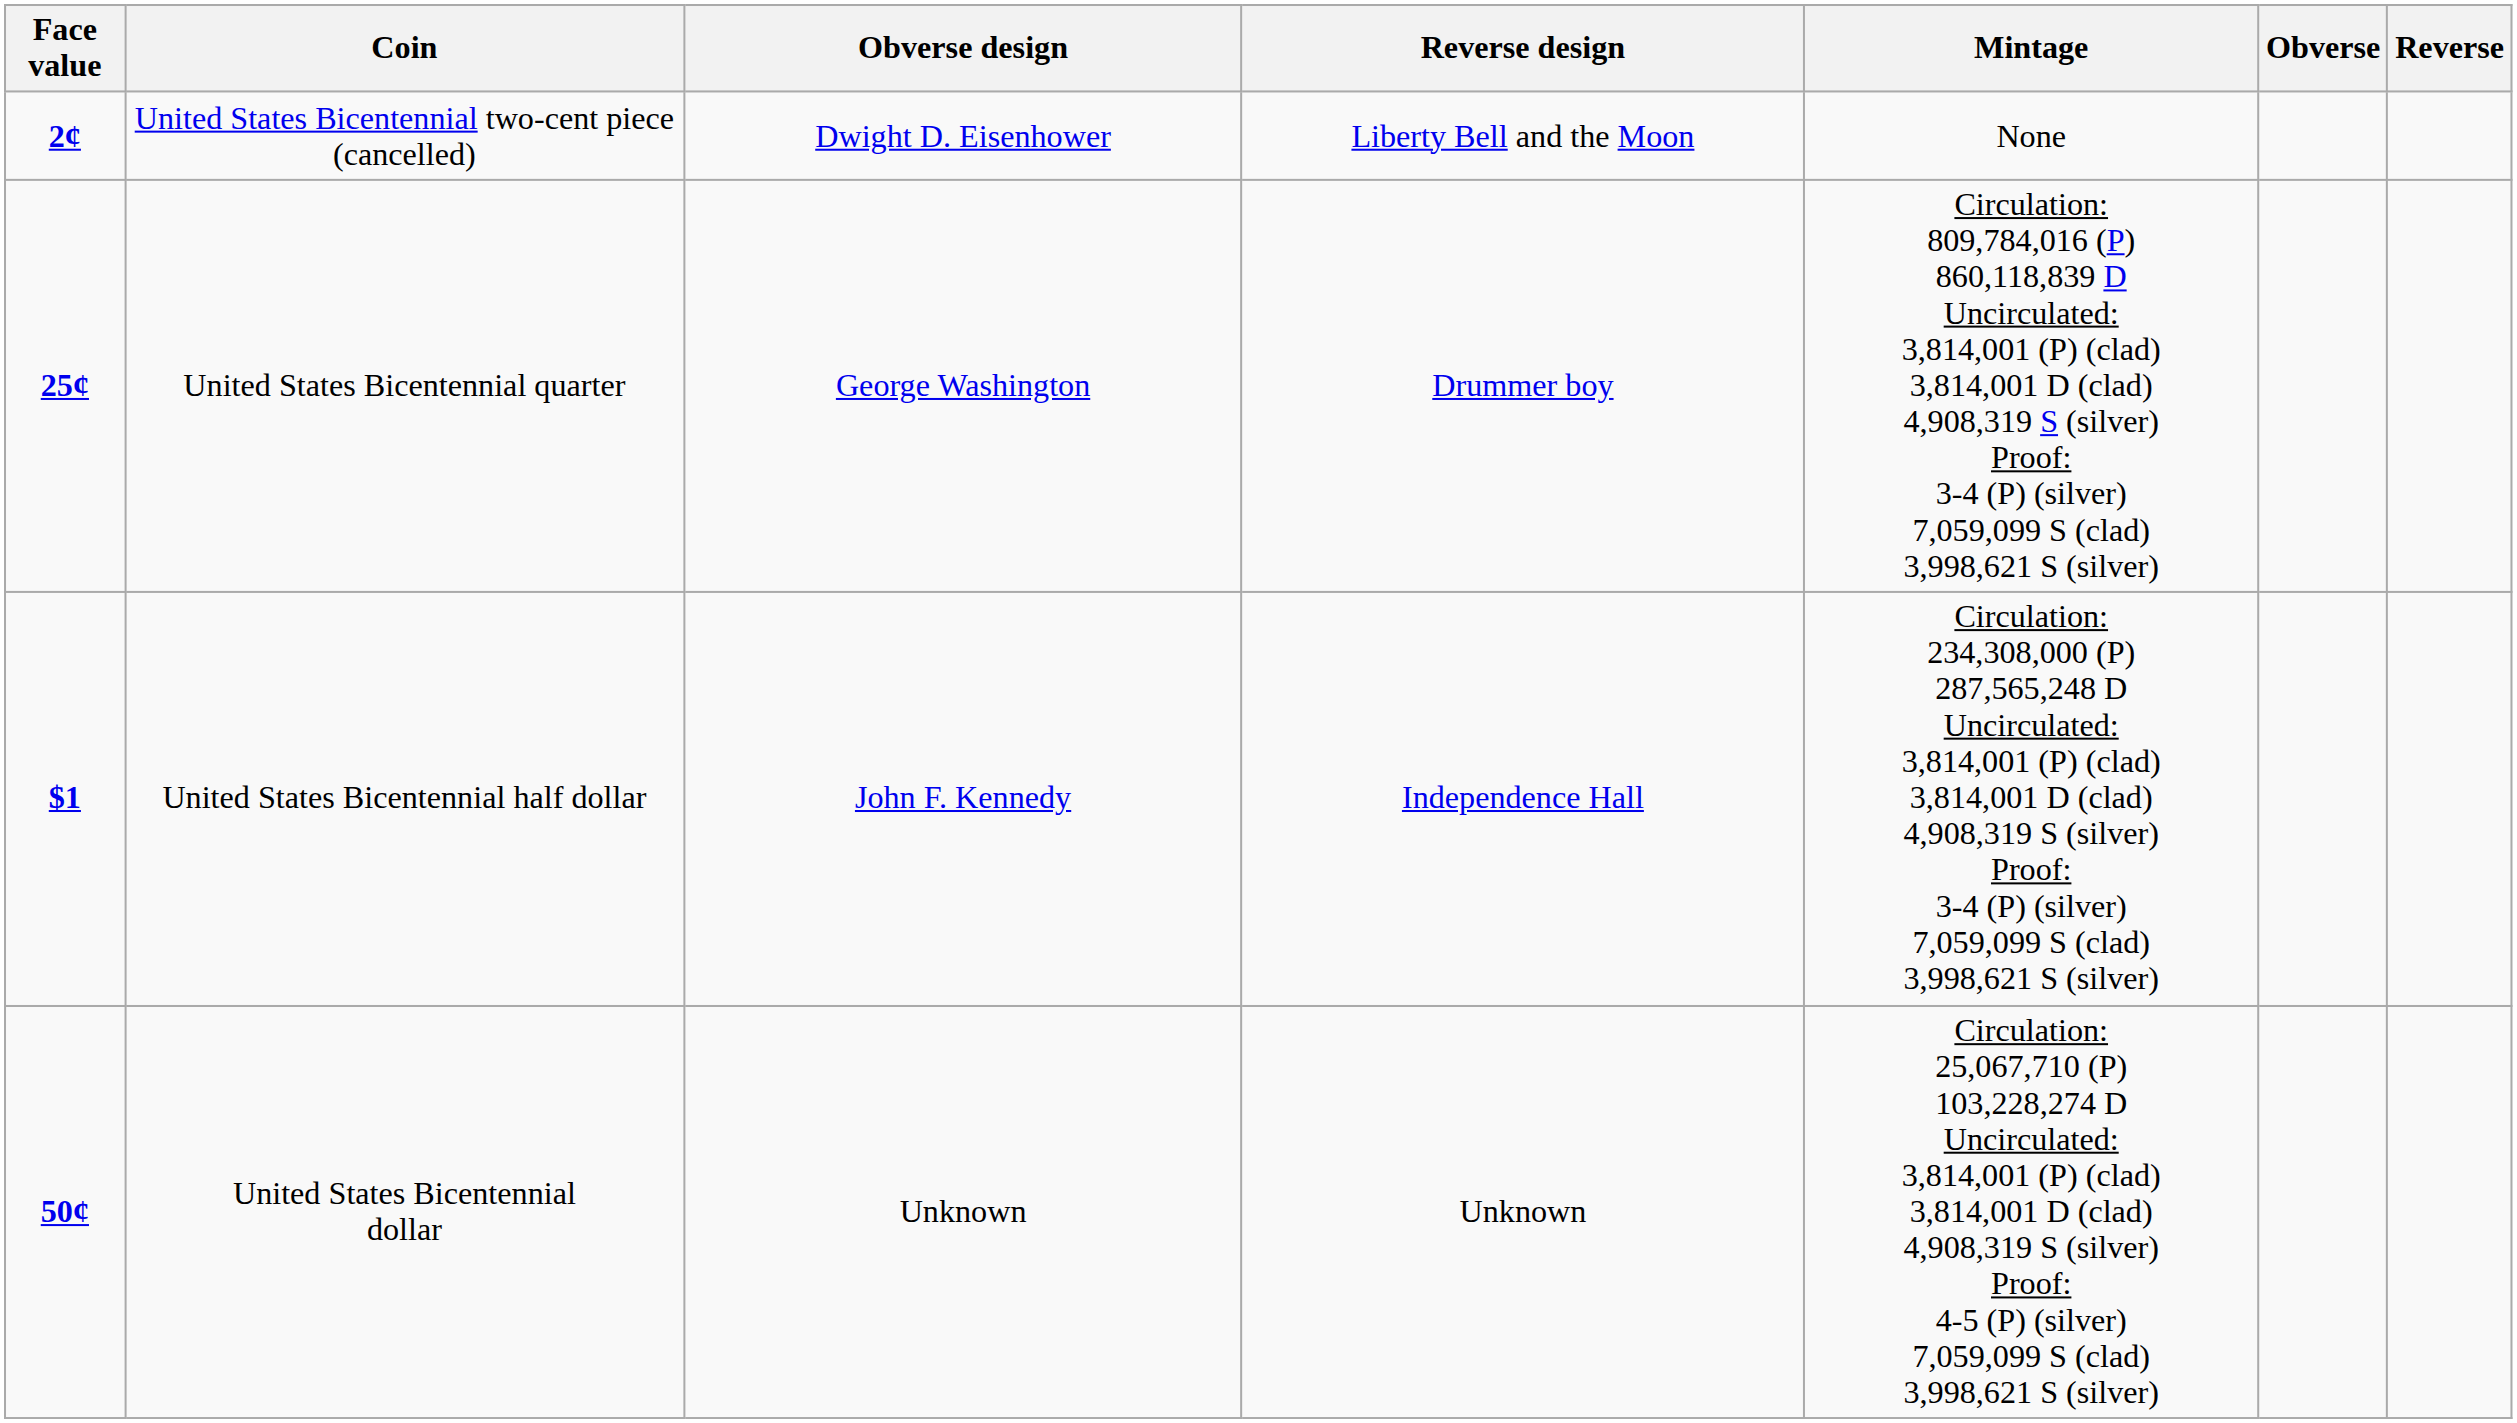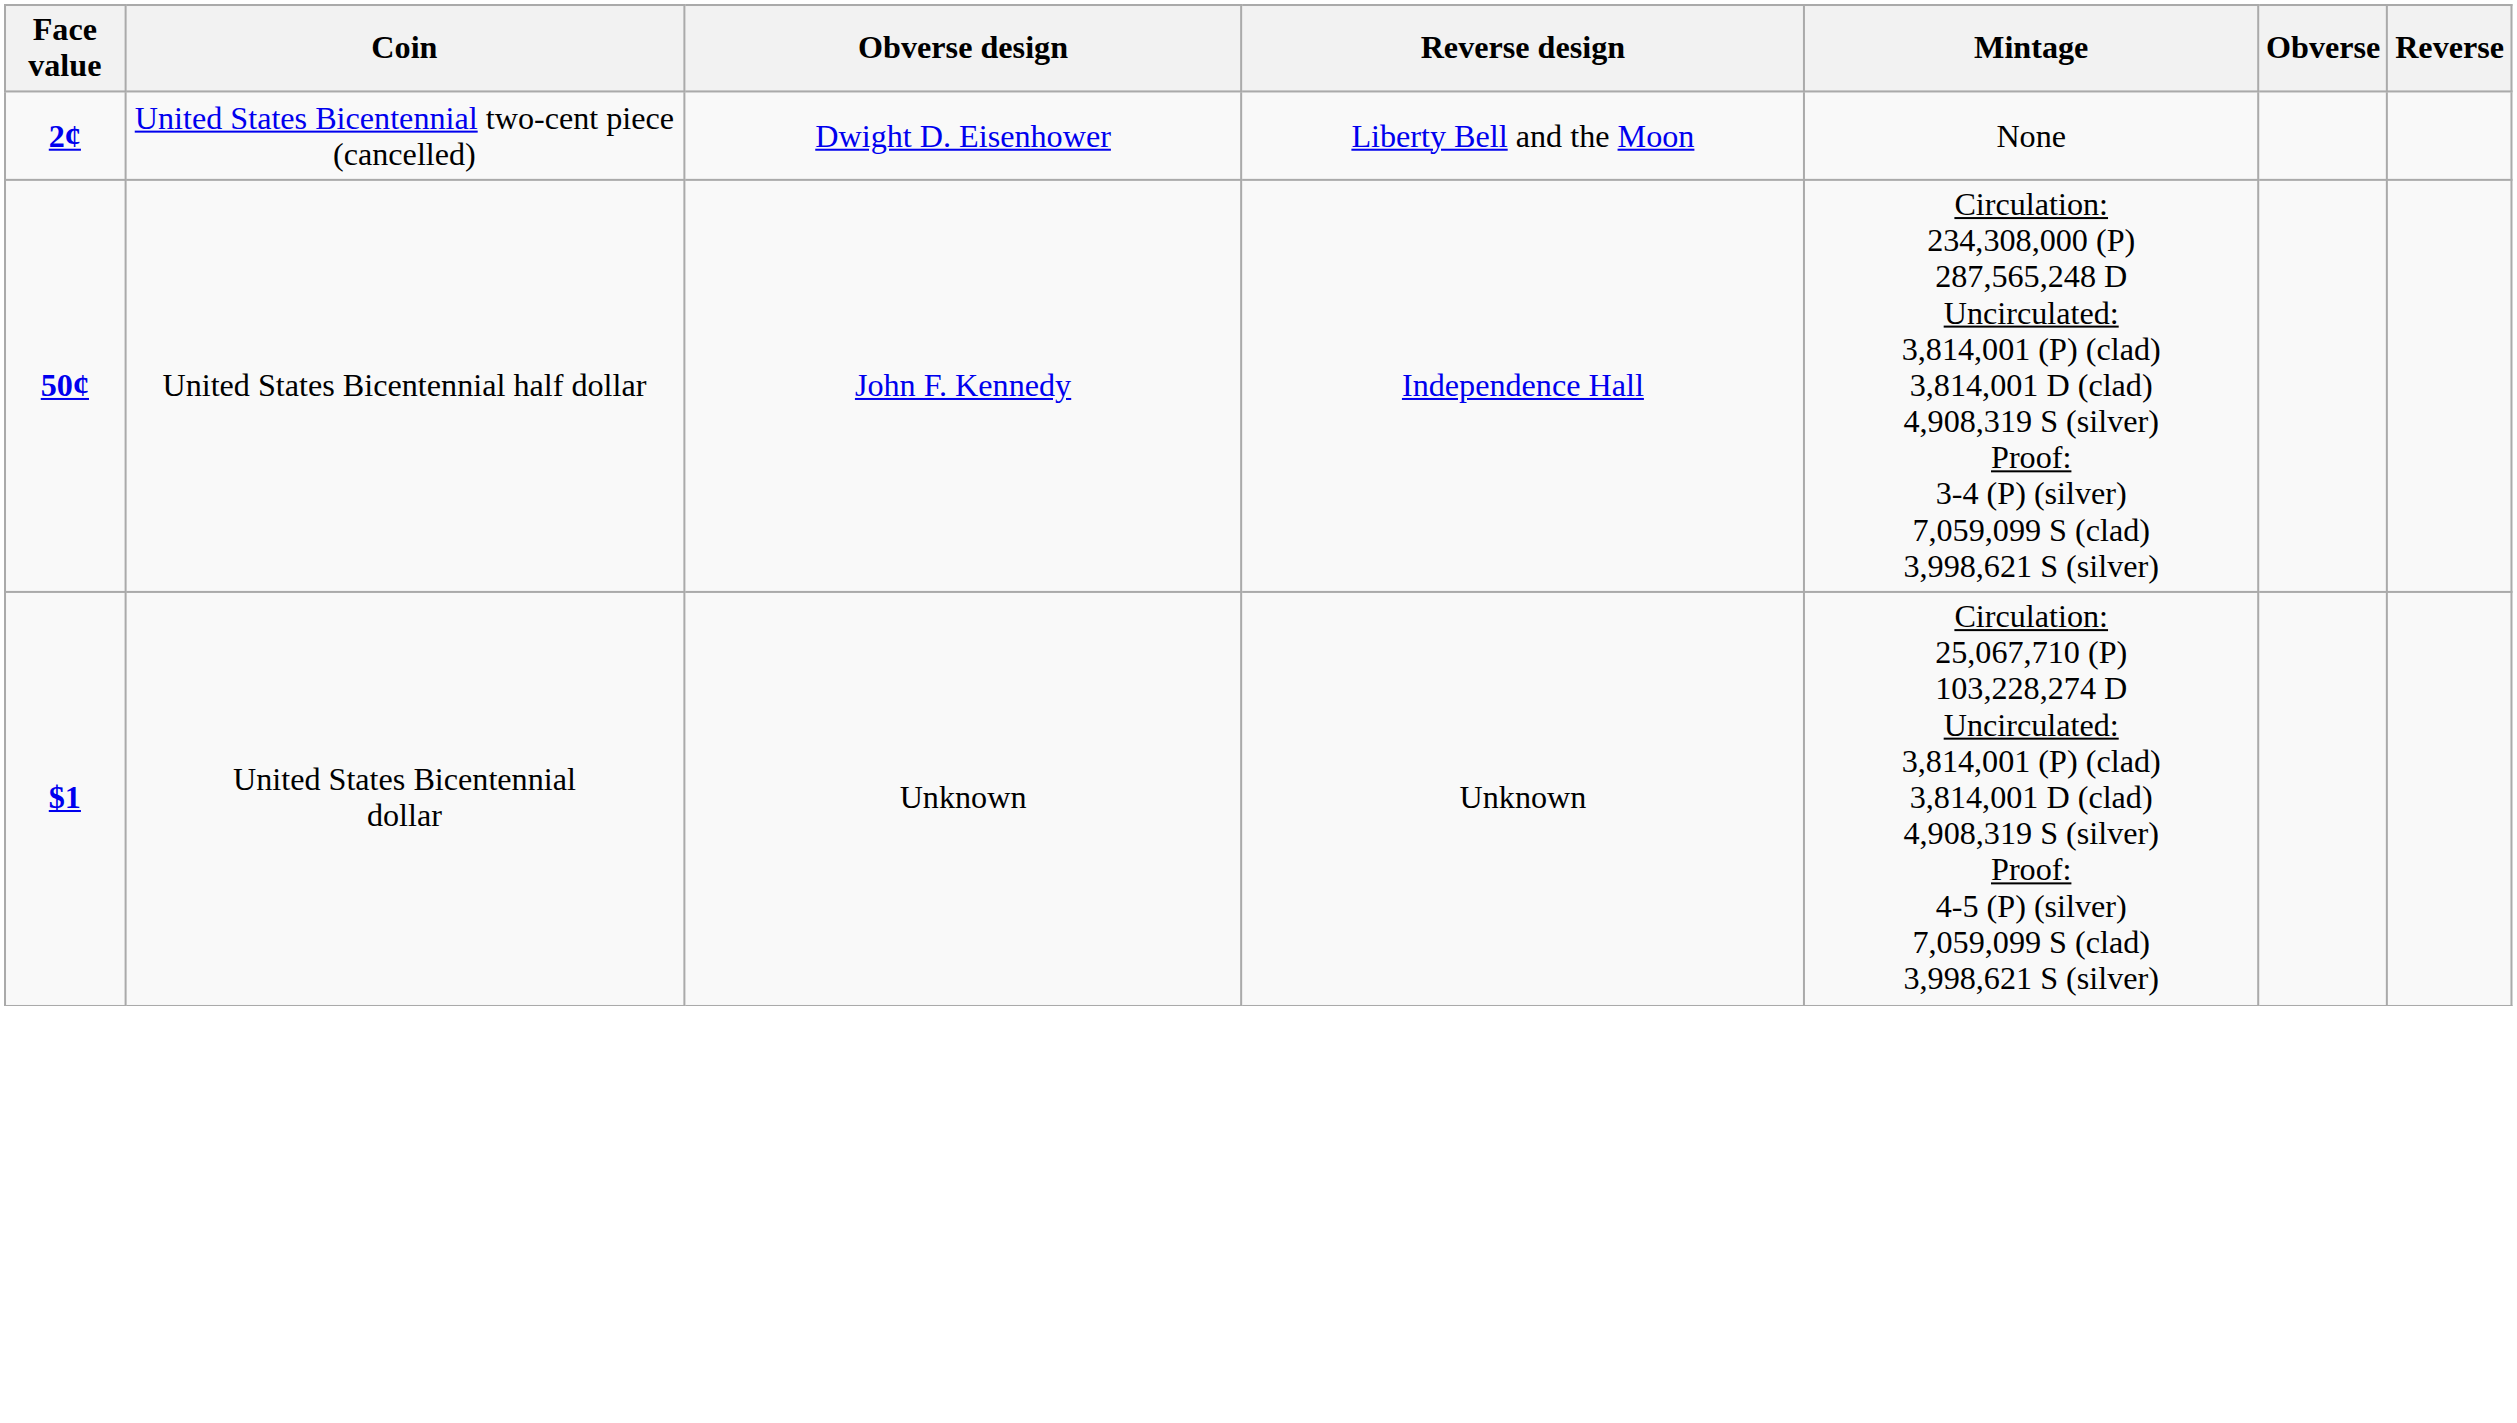- row: (404, 385)
(65, 798) $1 -> (65, 385) 50¢
(65, 1210) 50¢ -> (65, 798) $1
